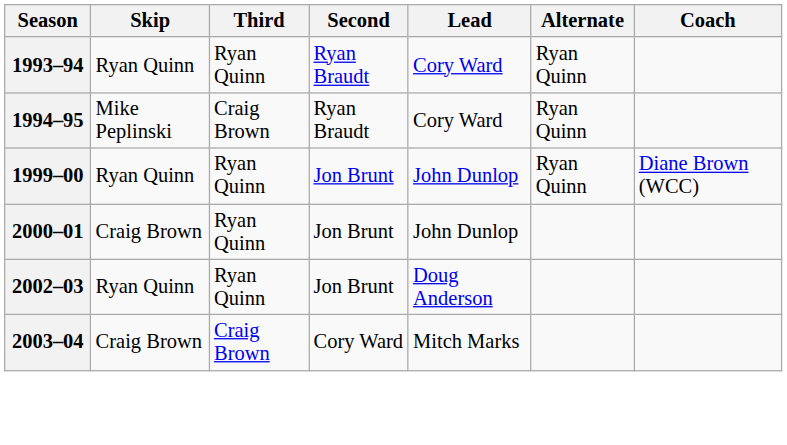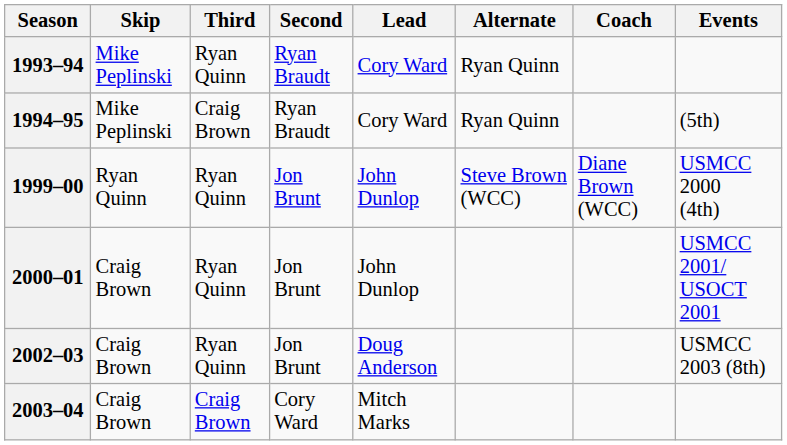+ column: (728, 20)
(145, 64) Ryan Quinn -> (134, 64) Mike Peplinski
(561, 175) Ryan Quinn -> (514, 187) Steve Brown (WCC)
(145, 286) Ryan Quinn -> (123, 355) Craig Brown
